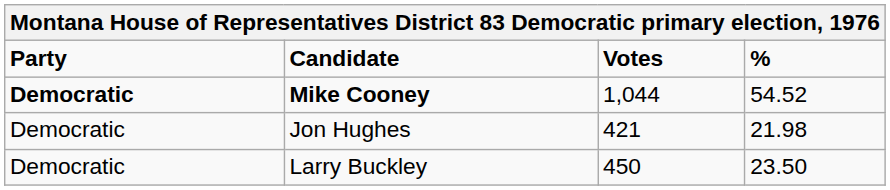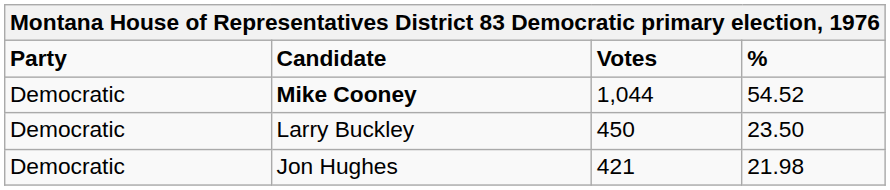(72, 94) bold -> (67, 94) normal
rows swapped: (358, 166) <-> (350, 130)
